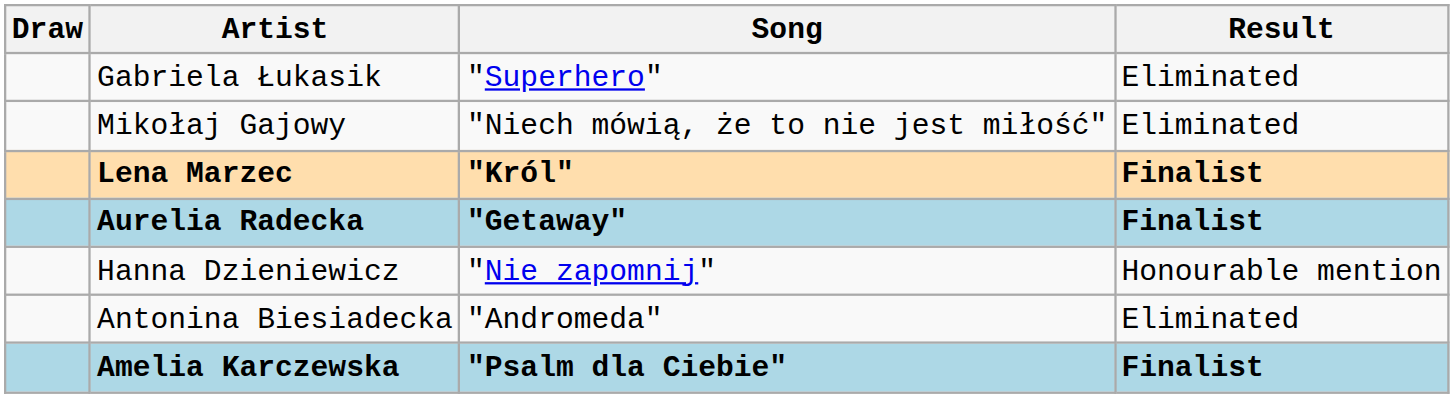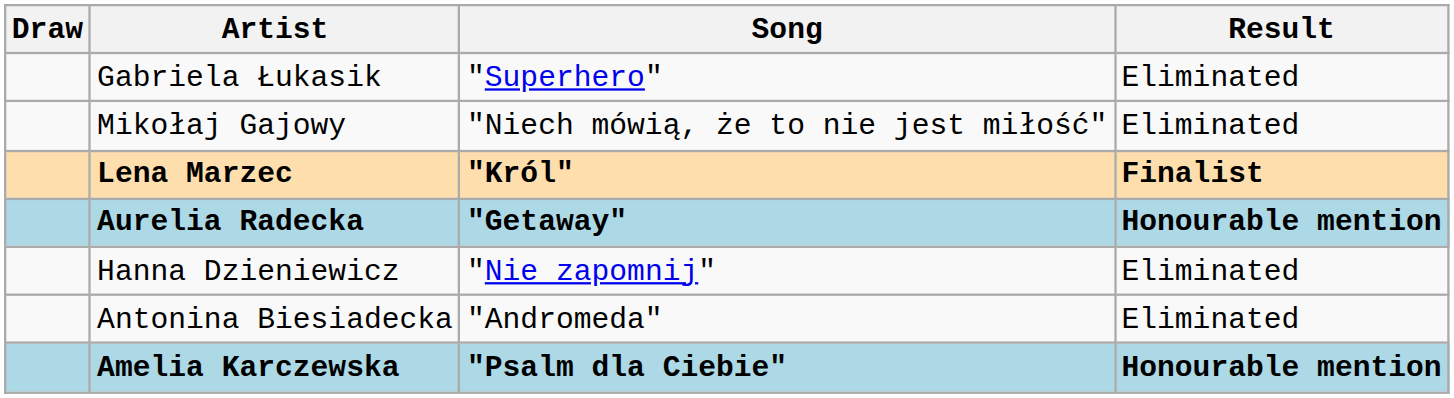(1193, 223) Finalist -> (1282, 223) Honourable mention
(1282, 271) Honourable mention -> (1210, 271) Eliminated
(1193, 367) Finalist -> (1282, 367) Honourable mention
